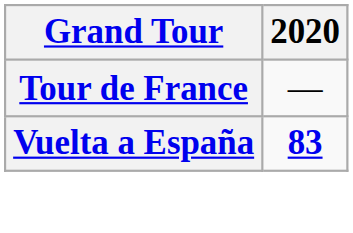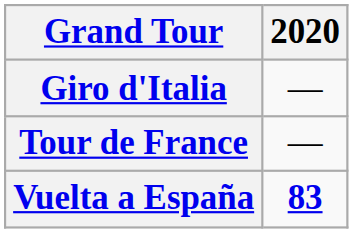+ row: (134, 87)
